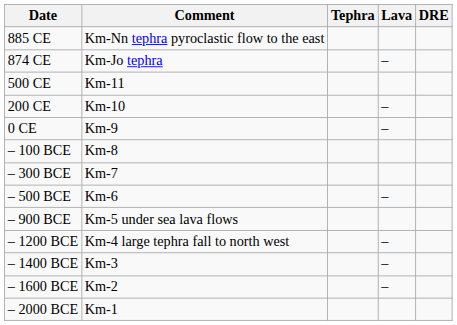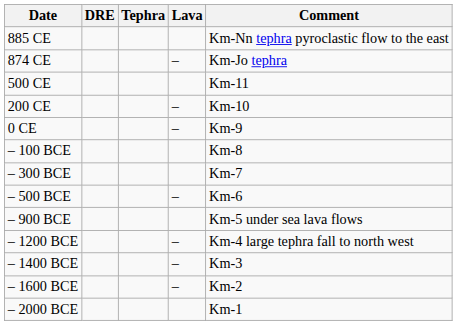columns swapped: (434, 15) <-> (205, 15)
